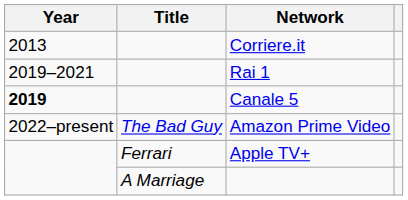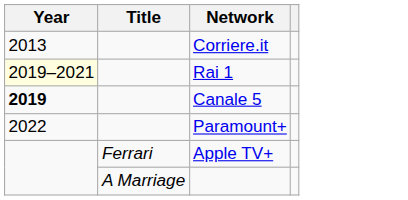(51, 72) no background -> (51, 72) lightyellow background
+ row: (240, 126)
- row: (310, 126)
